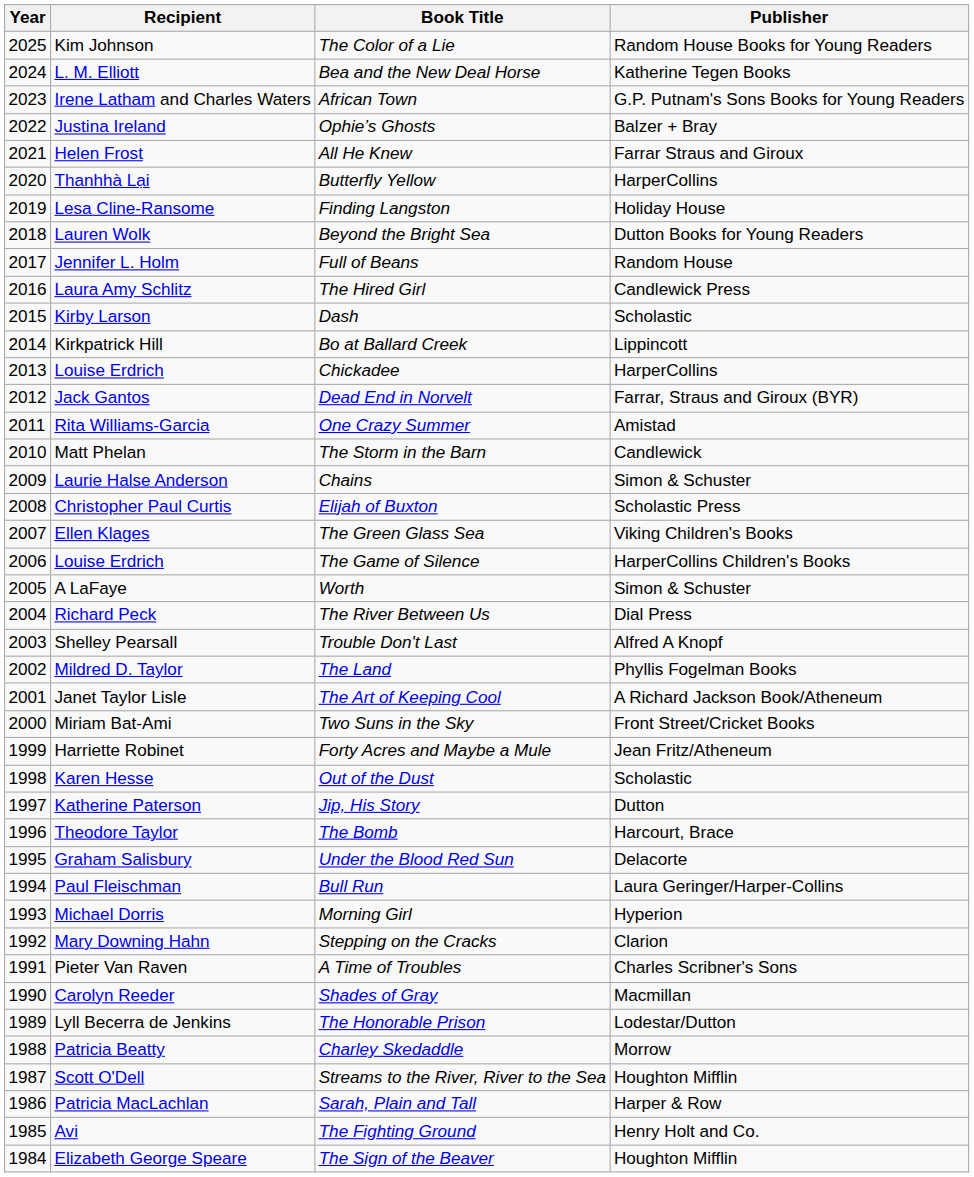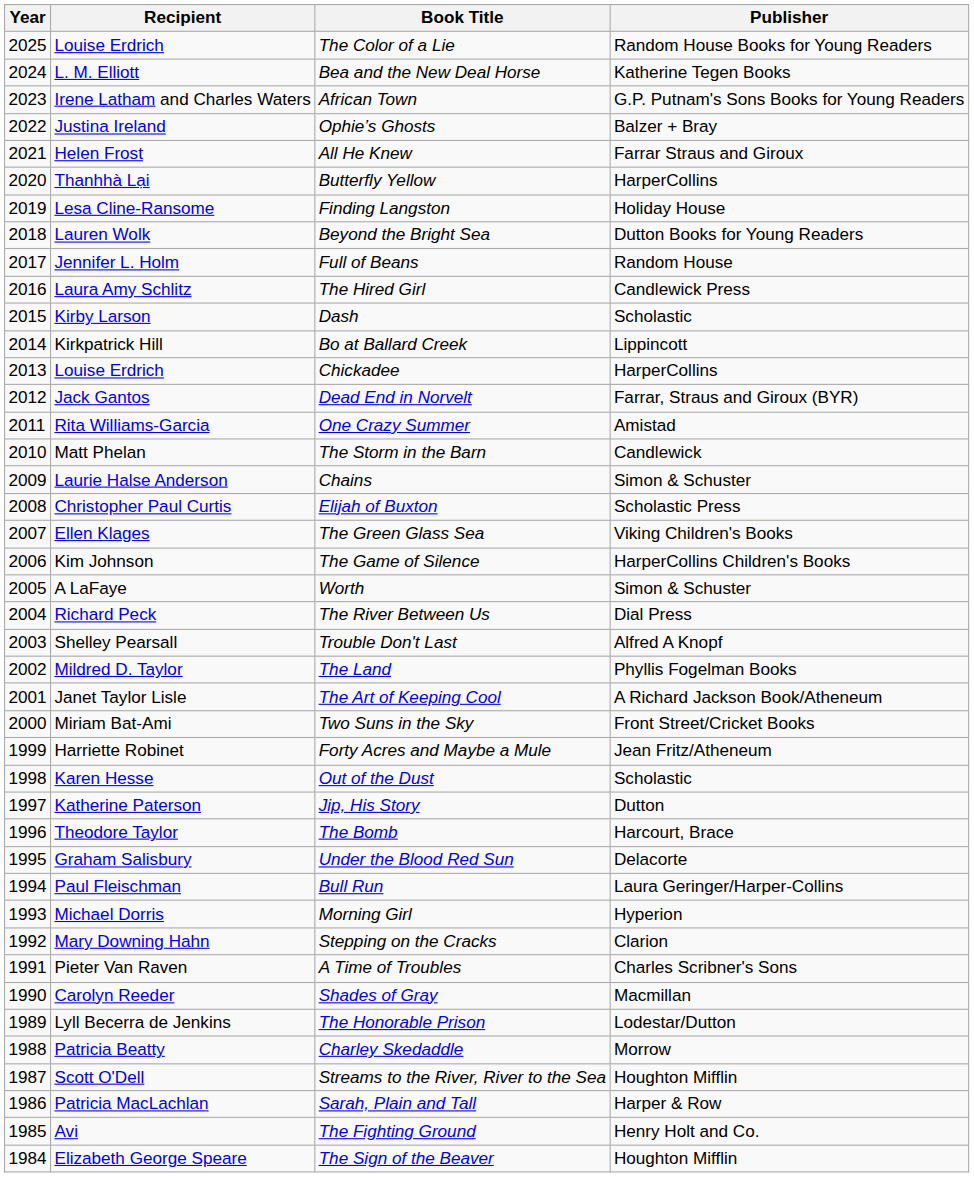(104, 45) Kim Johnson -> (109, 45) Louise Erdrich
(109, 561) Louise Erdrich -> (104, 561) Kim Johnson
